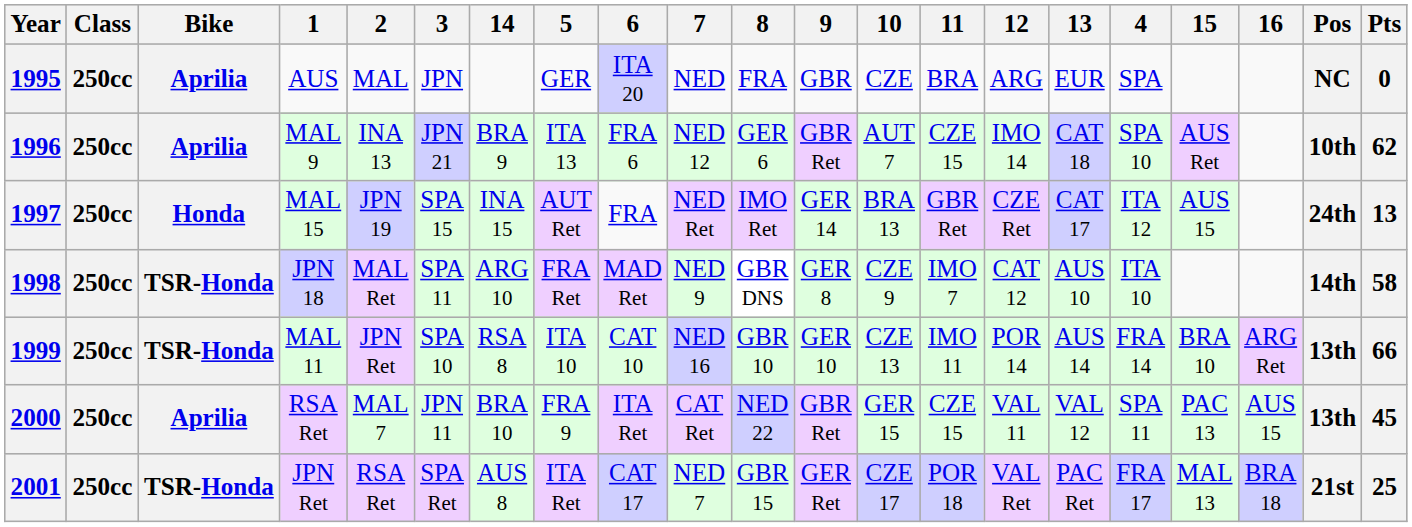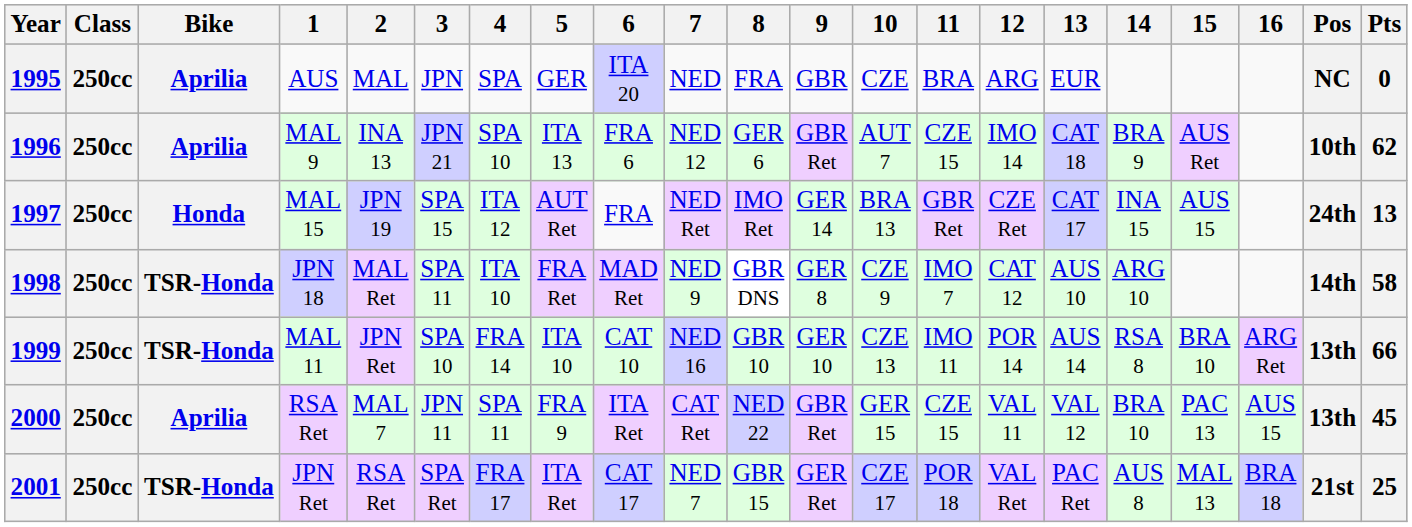columns swapped: (1141, 24) <-> (502, 24)
